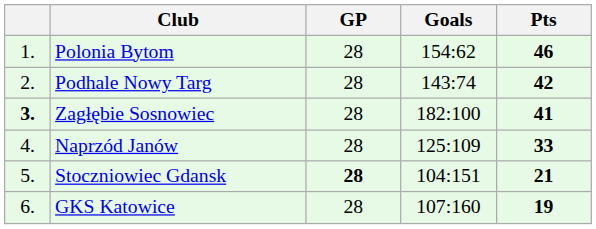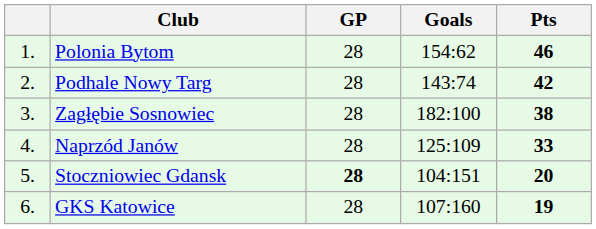(28, 113) bold -> (28, 113) normal
(544, 113) 41 -> (544, 113) 38
(544, 176) 21 -> (544, 176) 20
